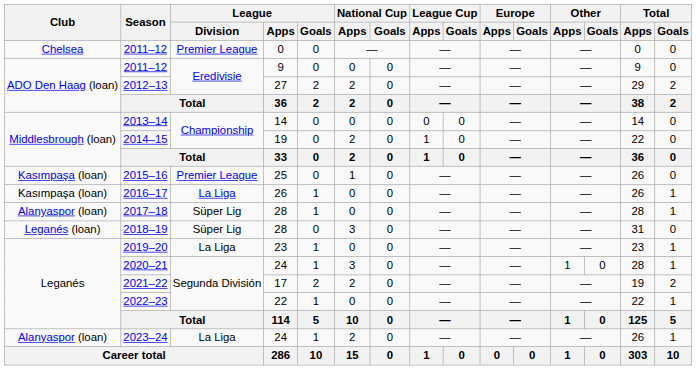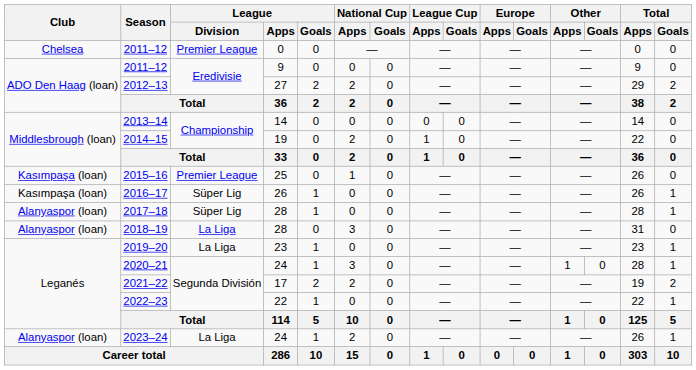(217, 193) La Liga -> (217, 193) Süper Lig
(63, 229) Leganés (loan) -> (63, 229) Alanyaspor (loan)
(217, 229) Süper Lig -> (217, 229) La Liga
